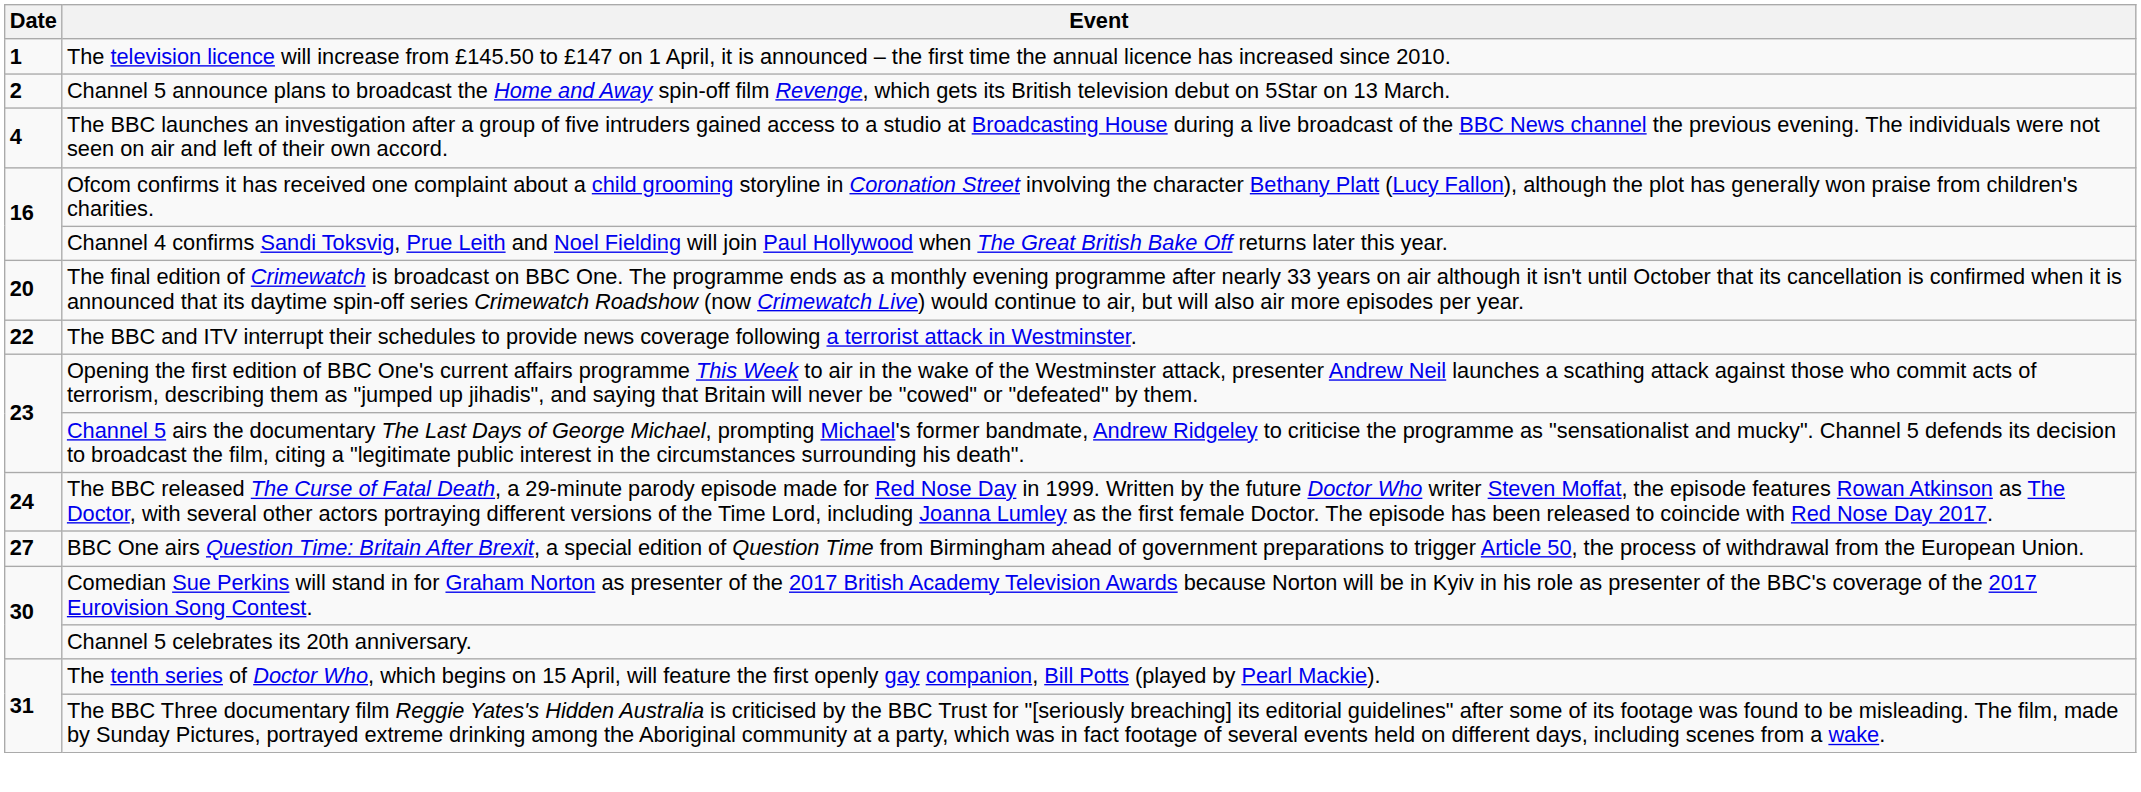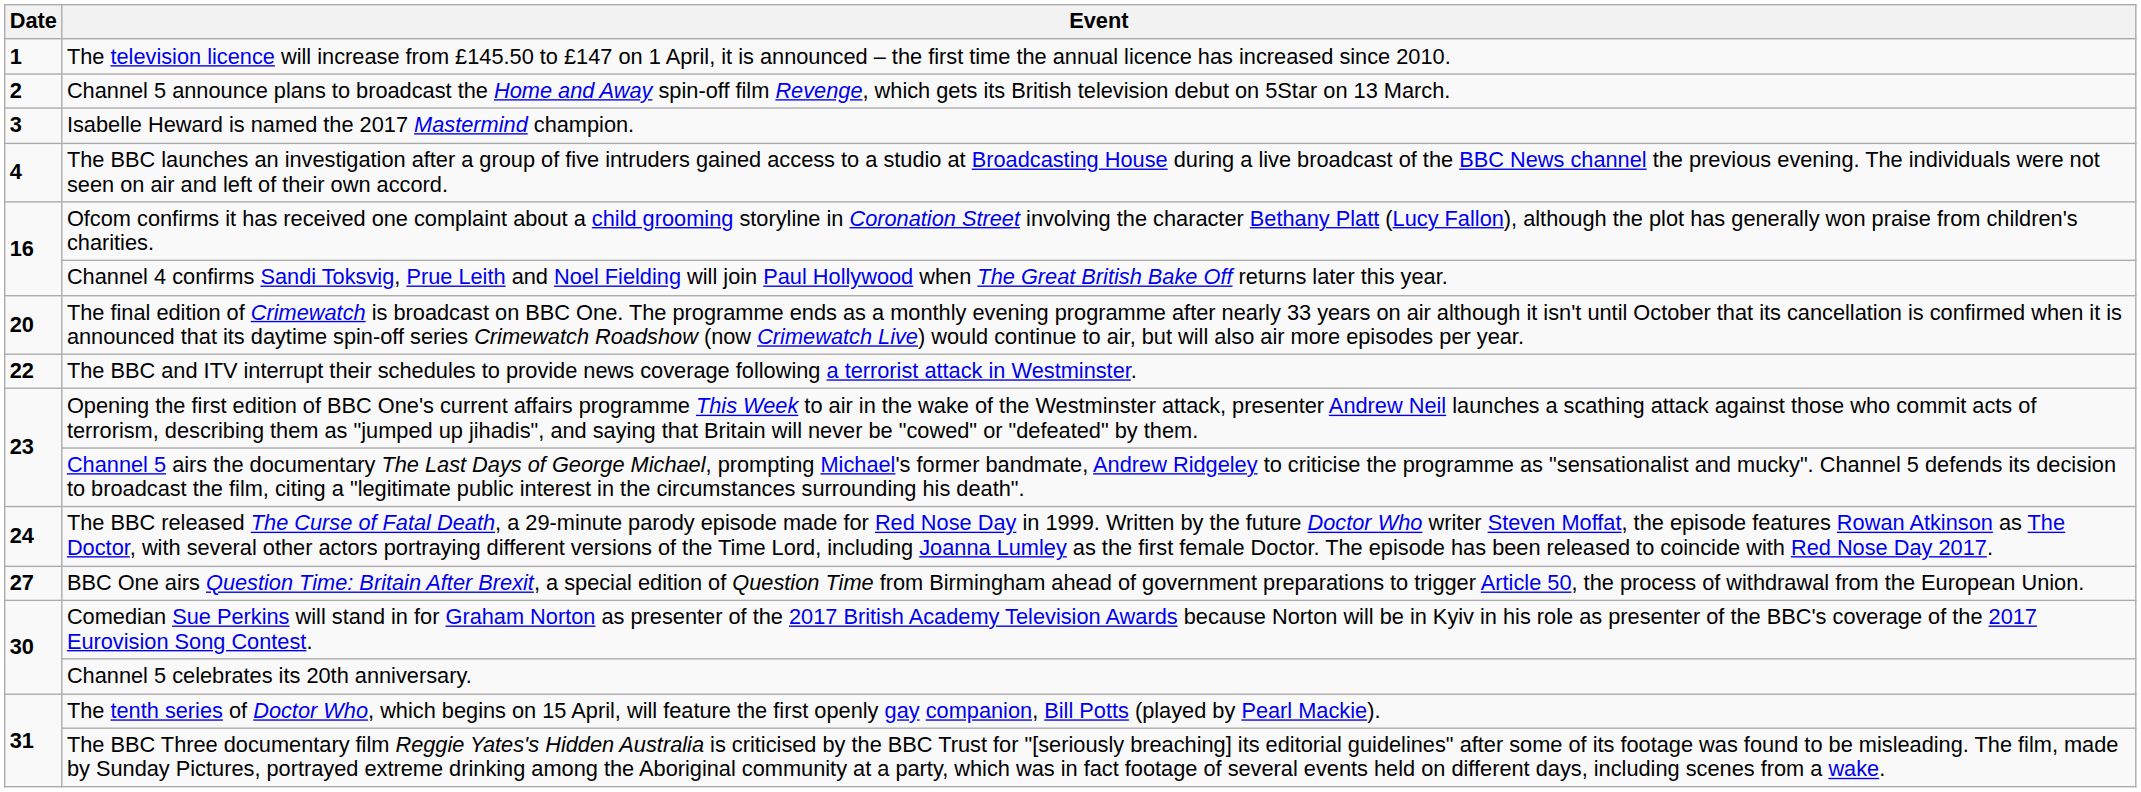+ row: (351, 125)
